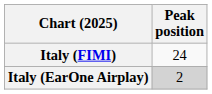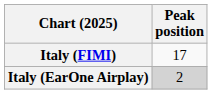(180, 54) 24 -> (180, 54) 17
